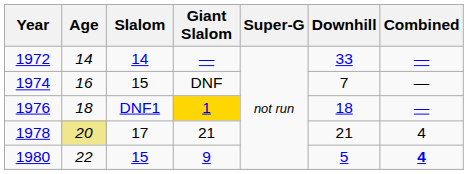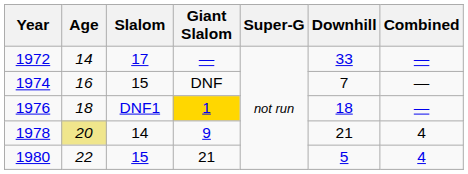(140, 58) 14 -> (140, 58) 17
(140, 132) 17 -> (140, 132) 14
(207, 132) 21 -> (207, 132) 9
(207, 157) 9 -> (207, 157) 21
(422, 157) bold -> (422, 157) normal
